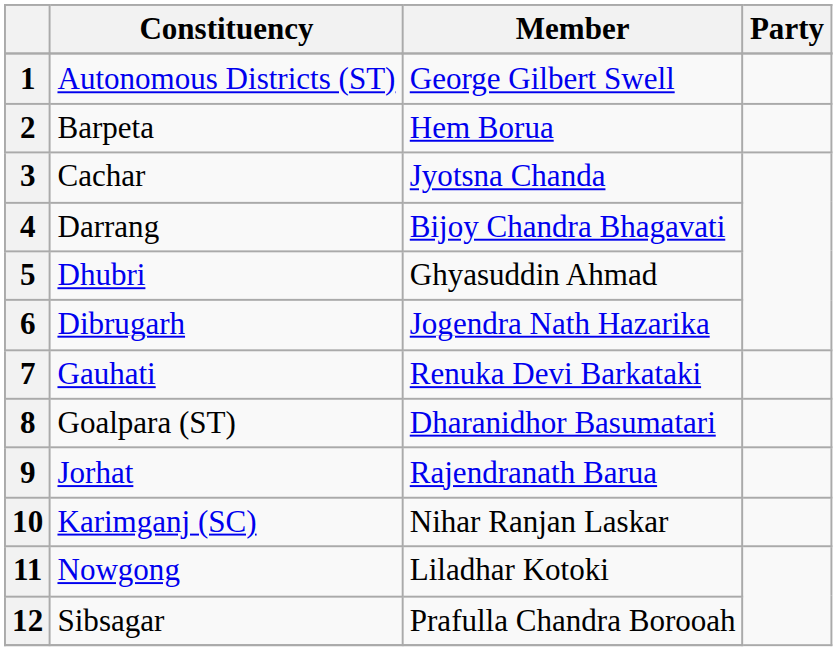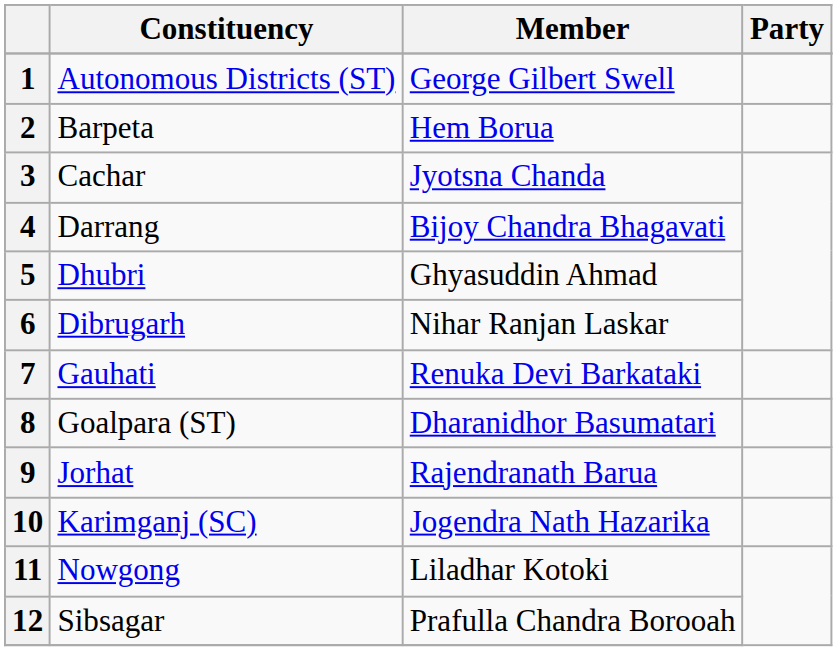(560, 324) Jogendra Nath Hazarika -> (539, 324) Nihar Ranjan Laskar
(539, 521) Nihar Ranjan Laskar -> (560, 521) Jogendra Nath Hazarika
